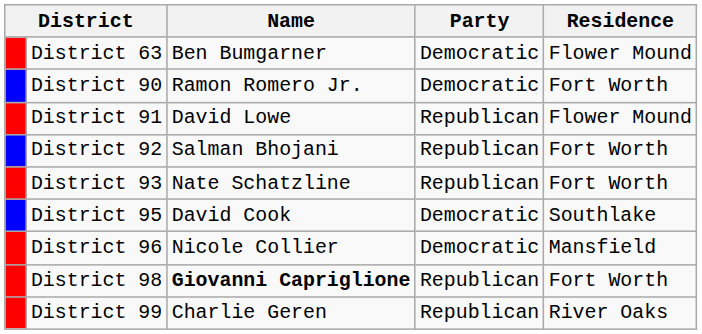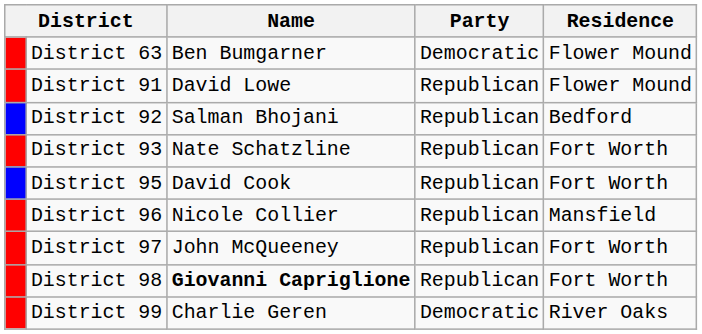- row: (97, 86)
(608, 151) Fort Worth -> (591, 118) Bedford
(480, 215) Democratic -> (480, 183) Republican
(602, 215) Southlake -> (608, 183) Fort Worth
(480, 248) Democratic -> (480, 215) Republican
+ row: (97, 248)
(480, 313) Republican -> (480, 313) Democratic
